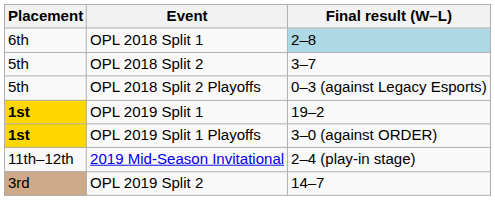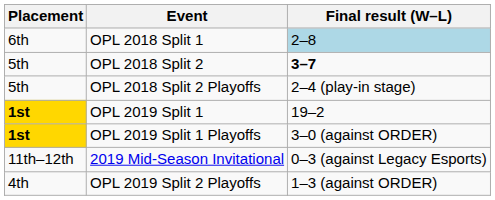(304, 64) normal -> (304, 64) bold
(389, 87) 0–3 (against Legacy Esports) -> (353, 87) 2–4 (play-in stage)
(353, 159) 2–4 (play-in stage) -> (389, 159) 0–3 (against Legacy Esports)
- row: (147, 183)
+ row: (175, 183)
